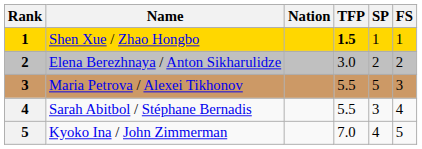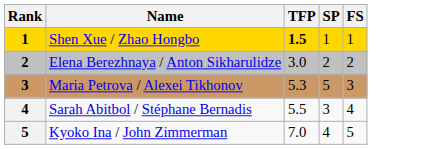- column: (309, 16)
(346, 86) 5.5 -> (297, 86) 5.3
